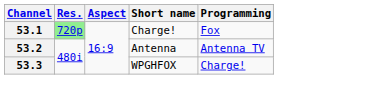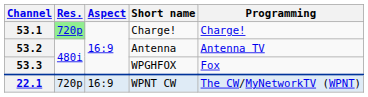(210, 30) Fox -> (223, 30) Charge!
(223, 65) Charge! -> (210, 65) Fox
+ row: (29, 83)
